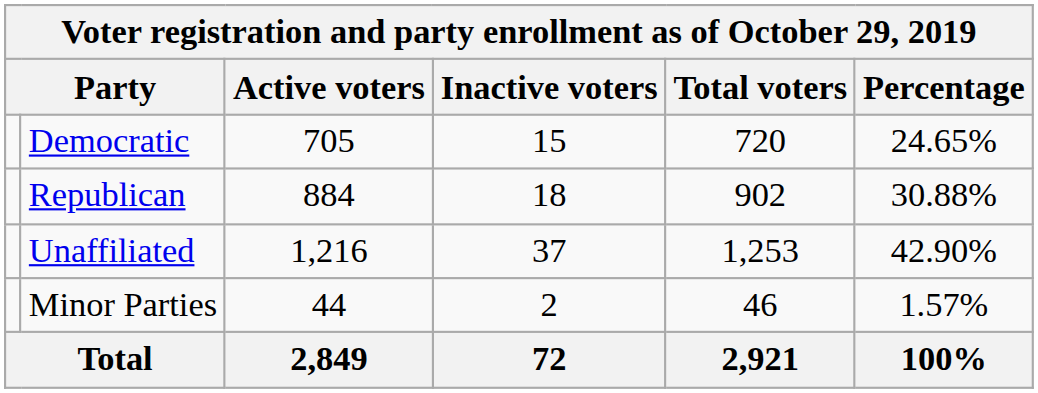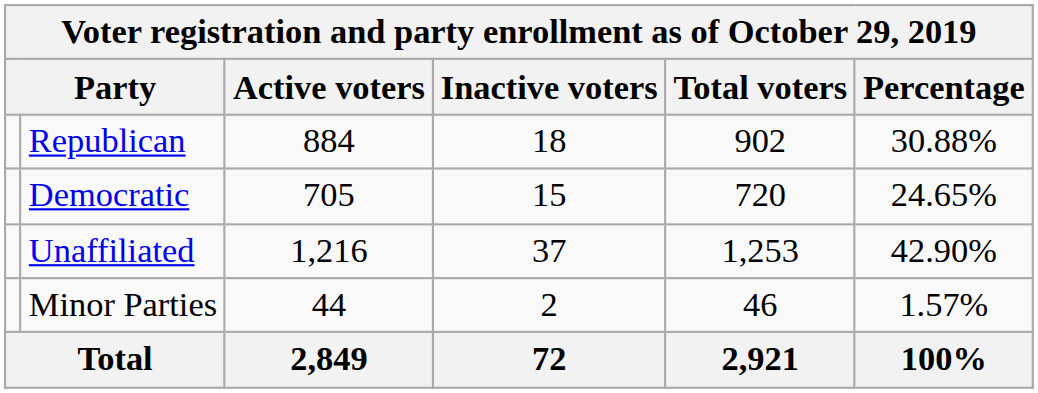rows swapped: (107, 195) <-> (109, 140)
